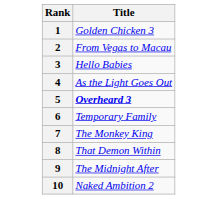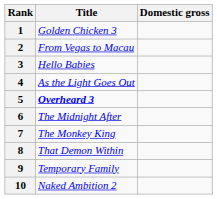+ column: (175, 13)
(116, 116) Temporary Family -> (80, 116) The Midnight After
(117, 168) The Midnight After -> (79, 168) Temporary Family
